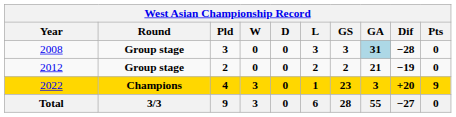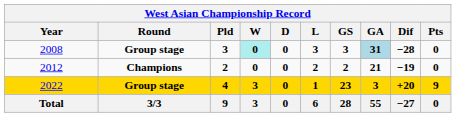(255, 49) no background -> (255, 49) paleturquoise background
(154, 67) Group stage -> (154, 67) Champions
(154, 85) Champions -> (154, 85) Group stage
